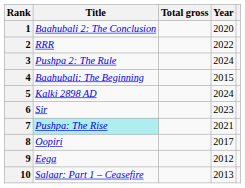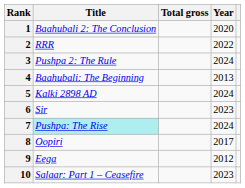(223, 77) 2015 -> (223, 77) 2013
(223, 126) 2021 -> (223, 126) 2024
(223, 175) 2013 -> (223, 175) 2023
